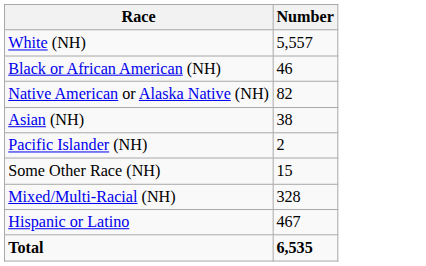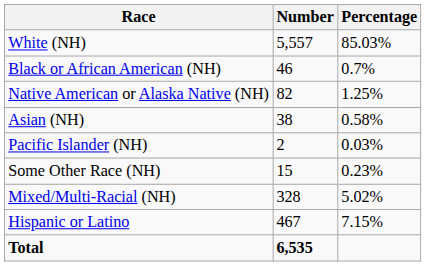+ column: (379, 17)
